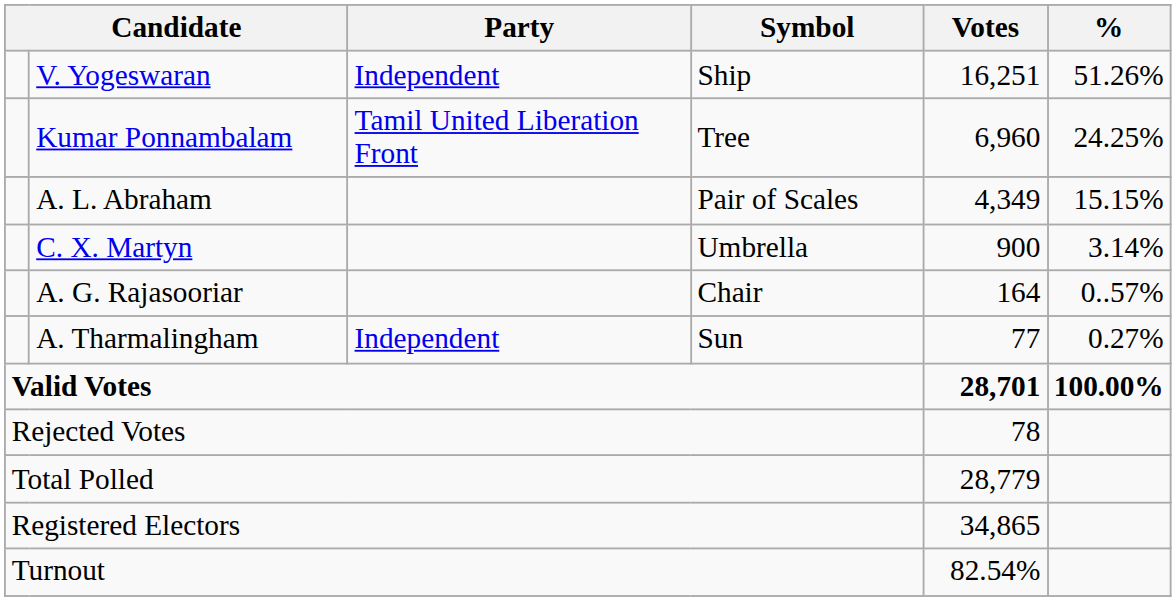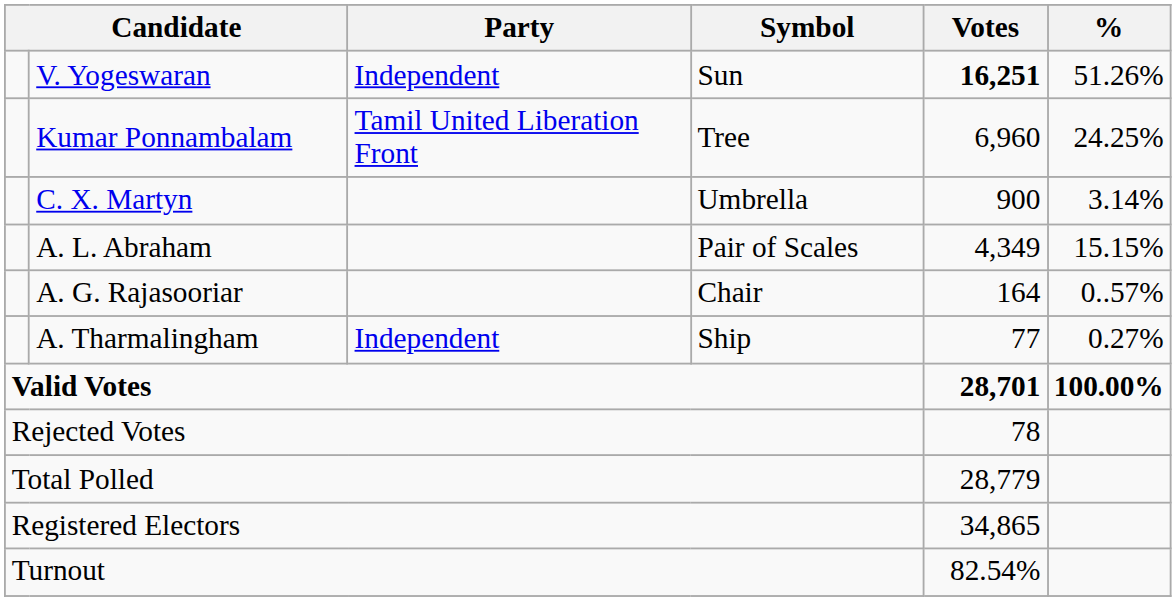(724, 74) Ship -> (720, 74) Sun
(1000, 74) normal -> (1000, 74) bold
rows swapped: (124, 199) <-> (114, 246)
(720, 339) Sun -> (724, 339) Ship
